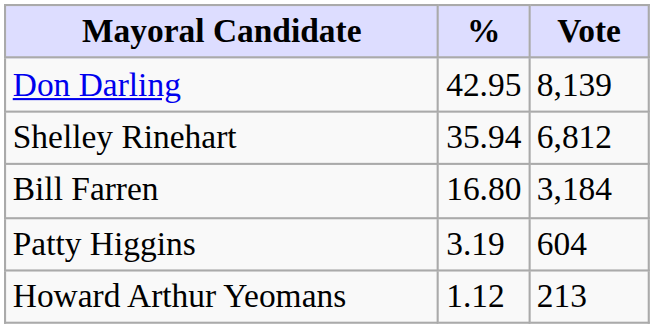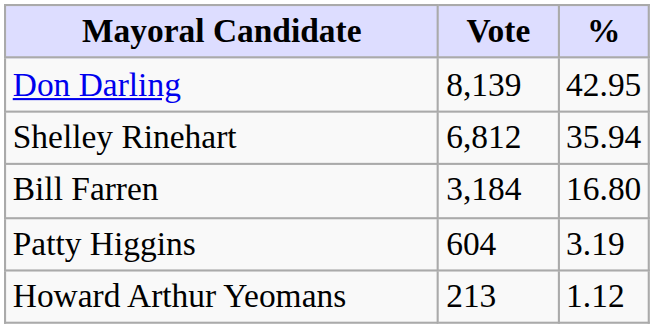columns swapped: (589, 31) <-> (484, 31)
